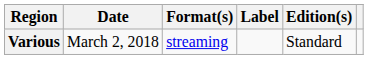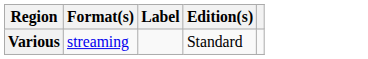- column: (113, 16)
